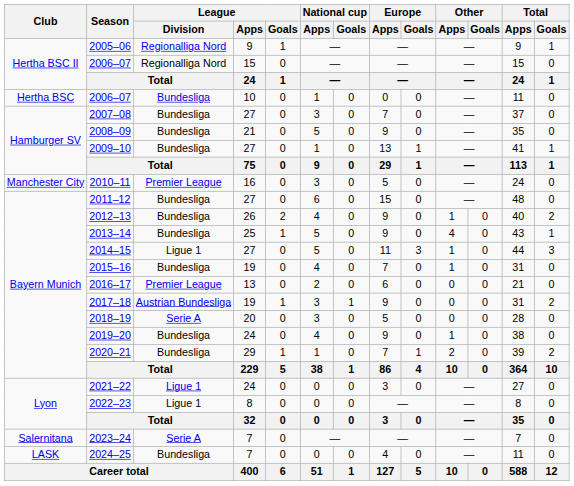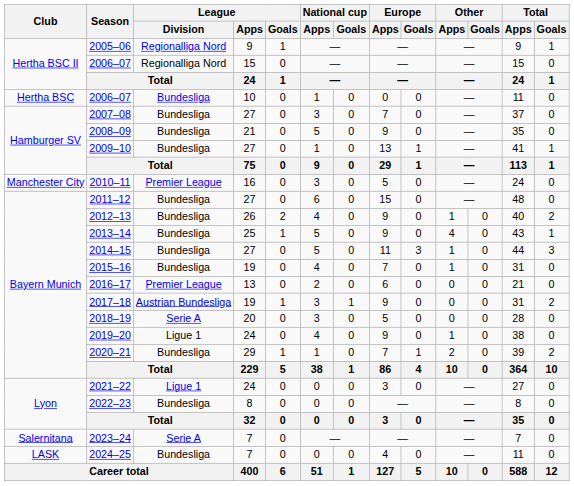(184, 251) Ligue 1 -> (184, 251) Bundesliga
(184, 336) Bundesliga -> (184, 336) Ligue 1
(184, 404) Ligue 1 -> (184, 404) Bundesliga
